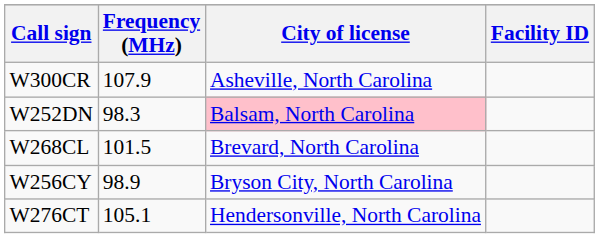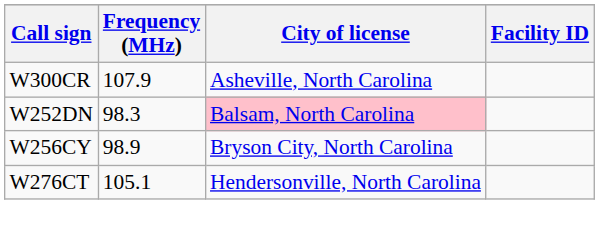- row: (50, 147)
